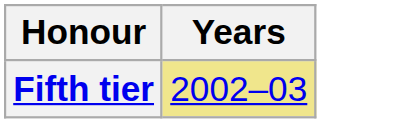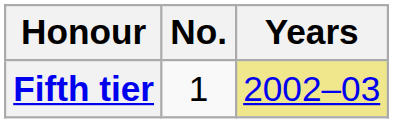+ column: (199, 32)
